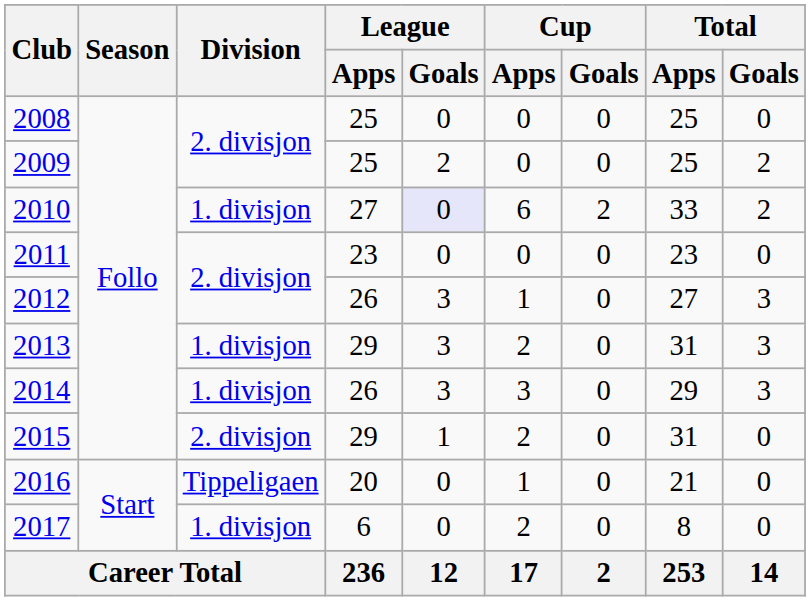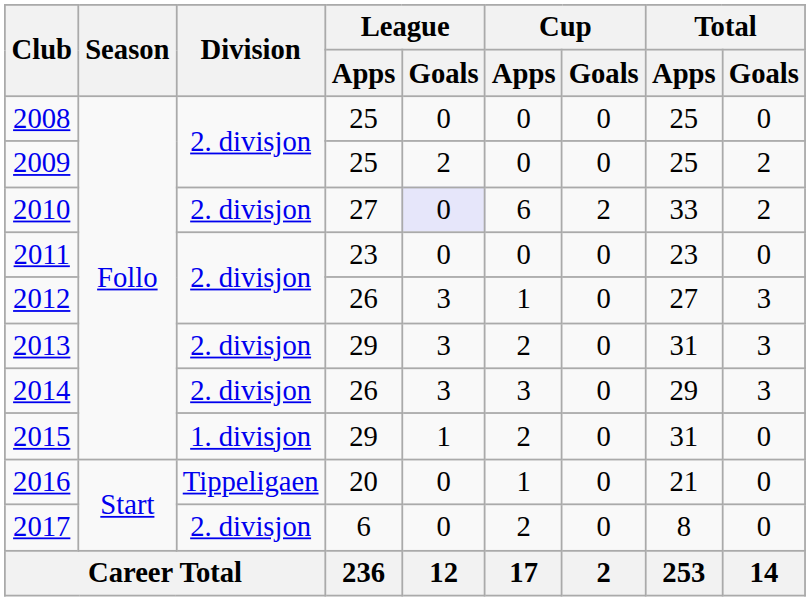(251, 208) 1. divisjon -> (251, 208) 2. divisjon
(251, 345) 1. divisjon -> (251, 345) 2. divisjon
(251, 390) 1. divisjon -> (251, 390) 2. divisjon
(251, 436) 2. divisjon -> (251, 436) 1. divisjon
(251, 526) 1. divisjon -> (251, 526) 2. divisjon
